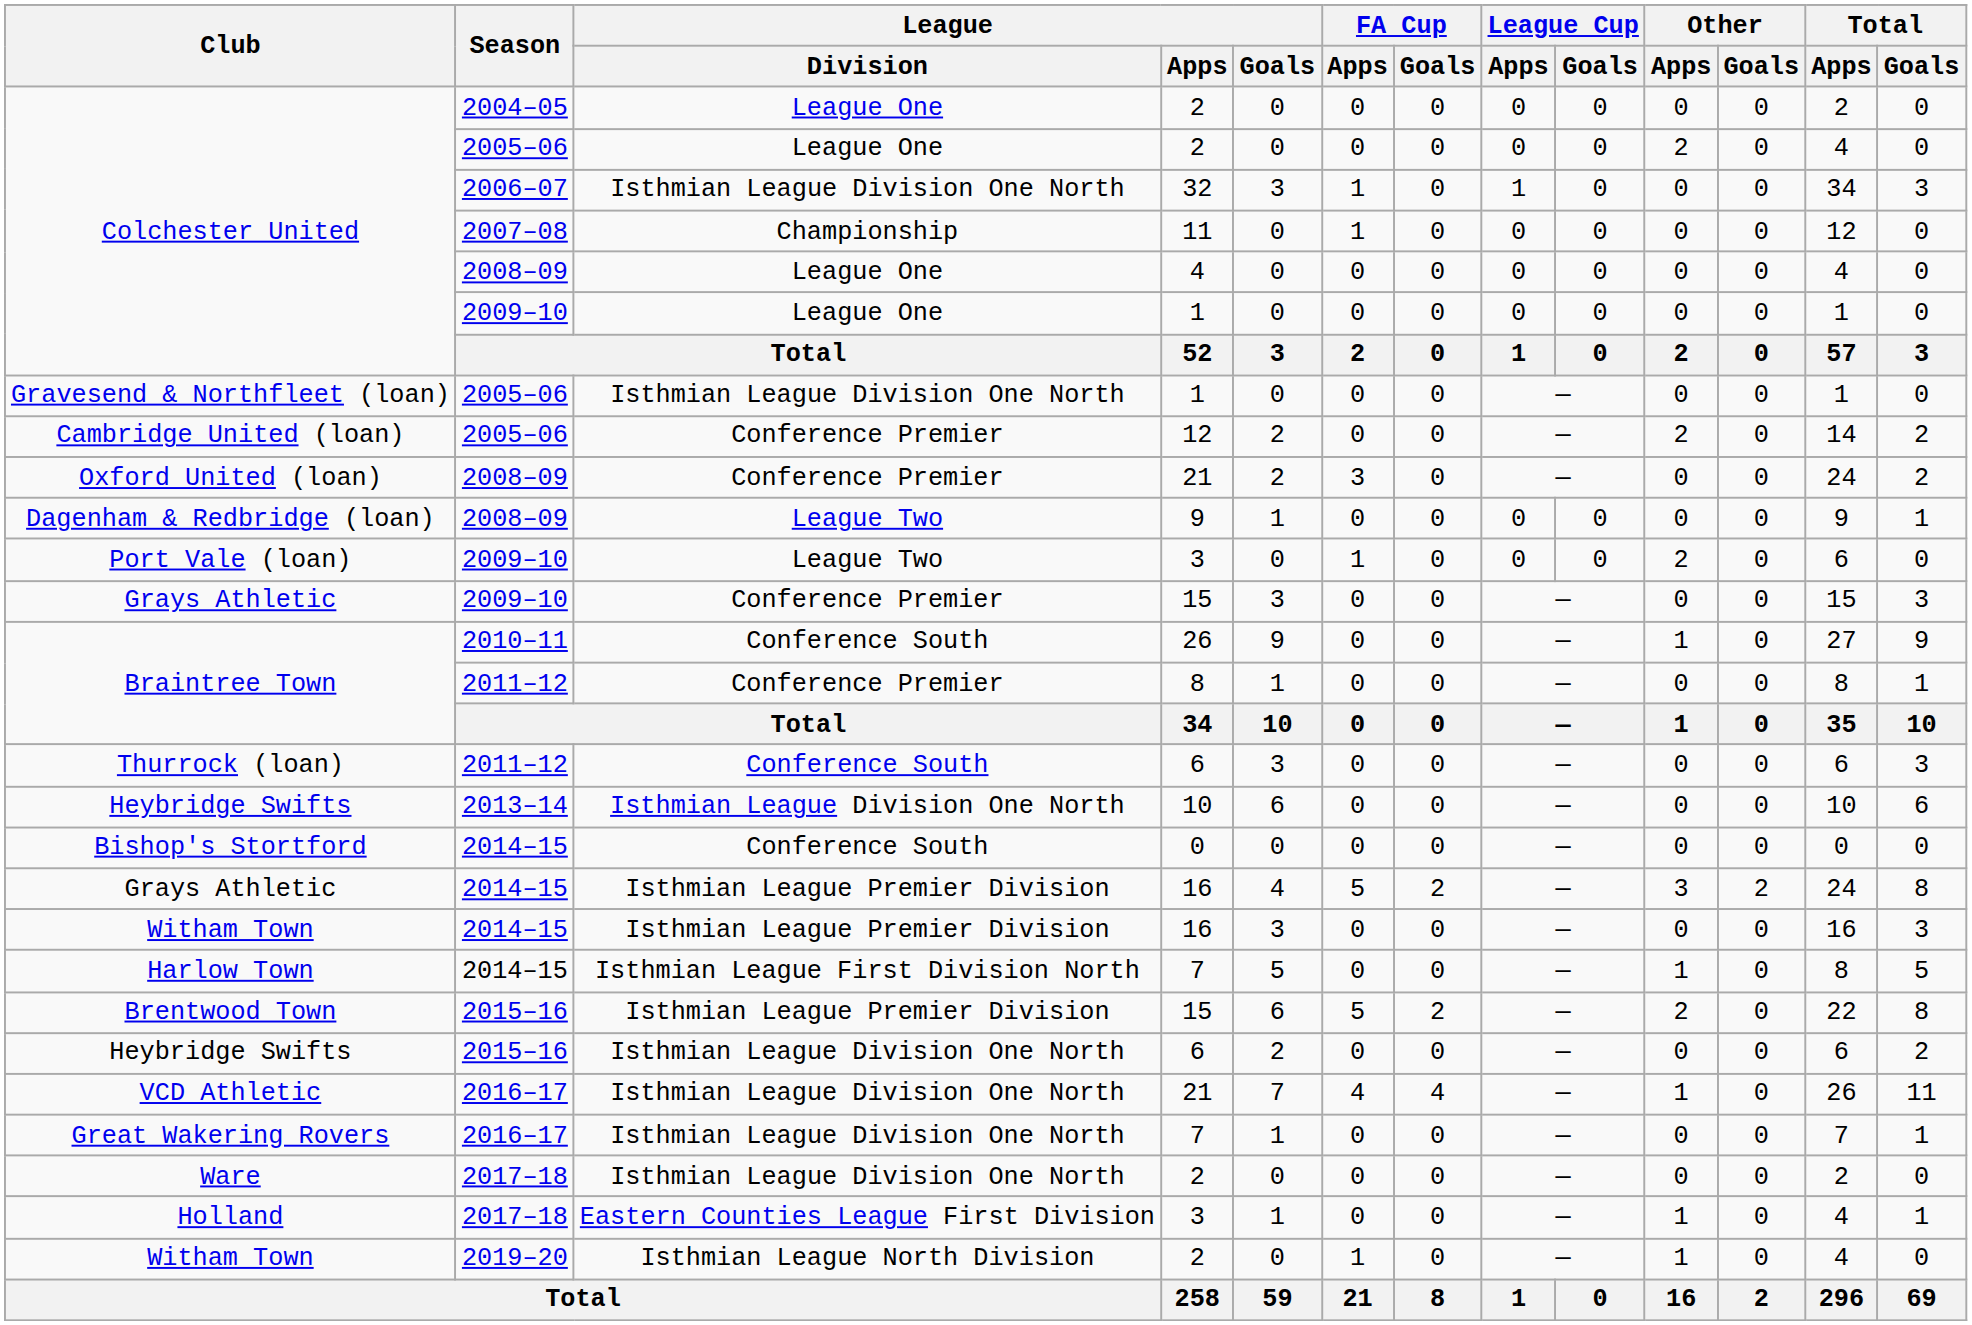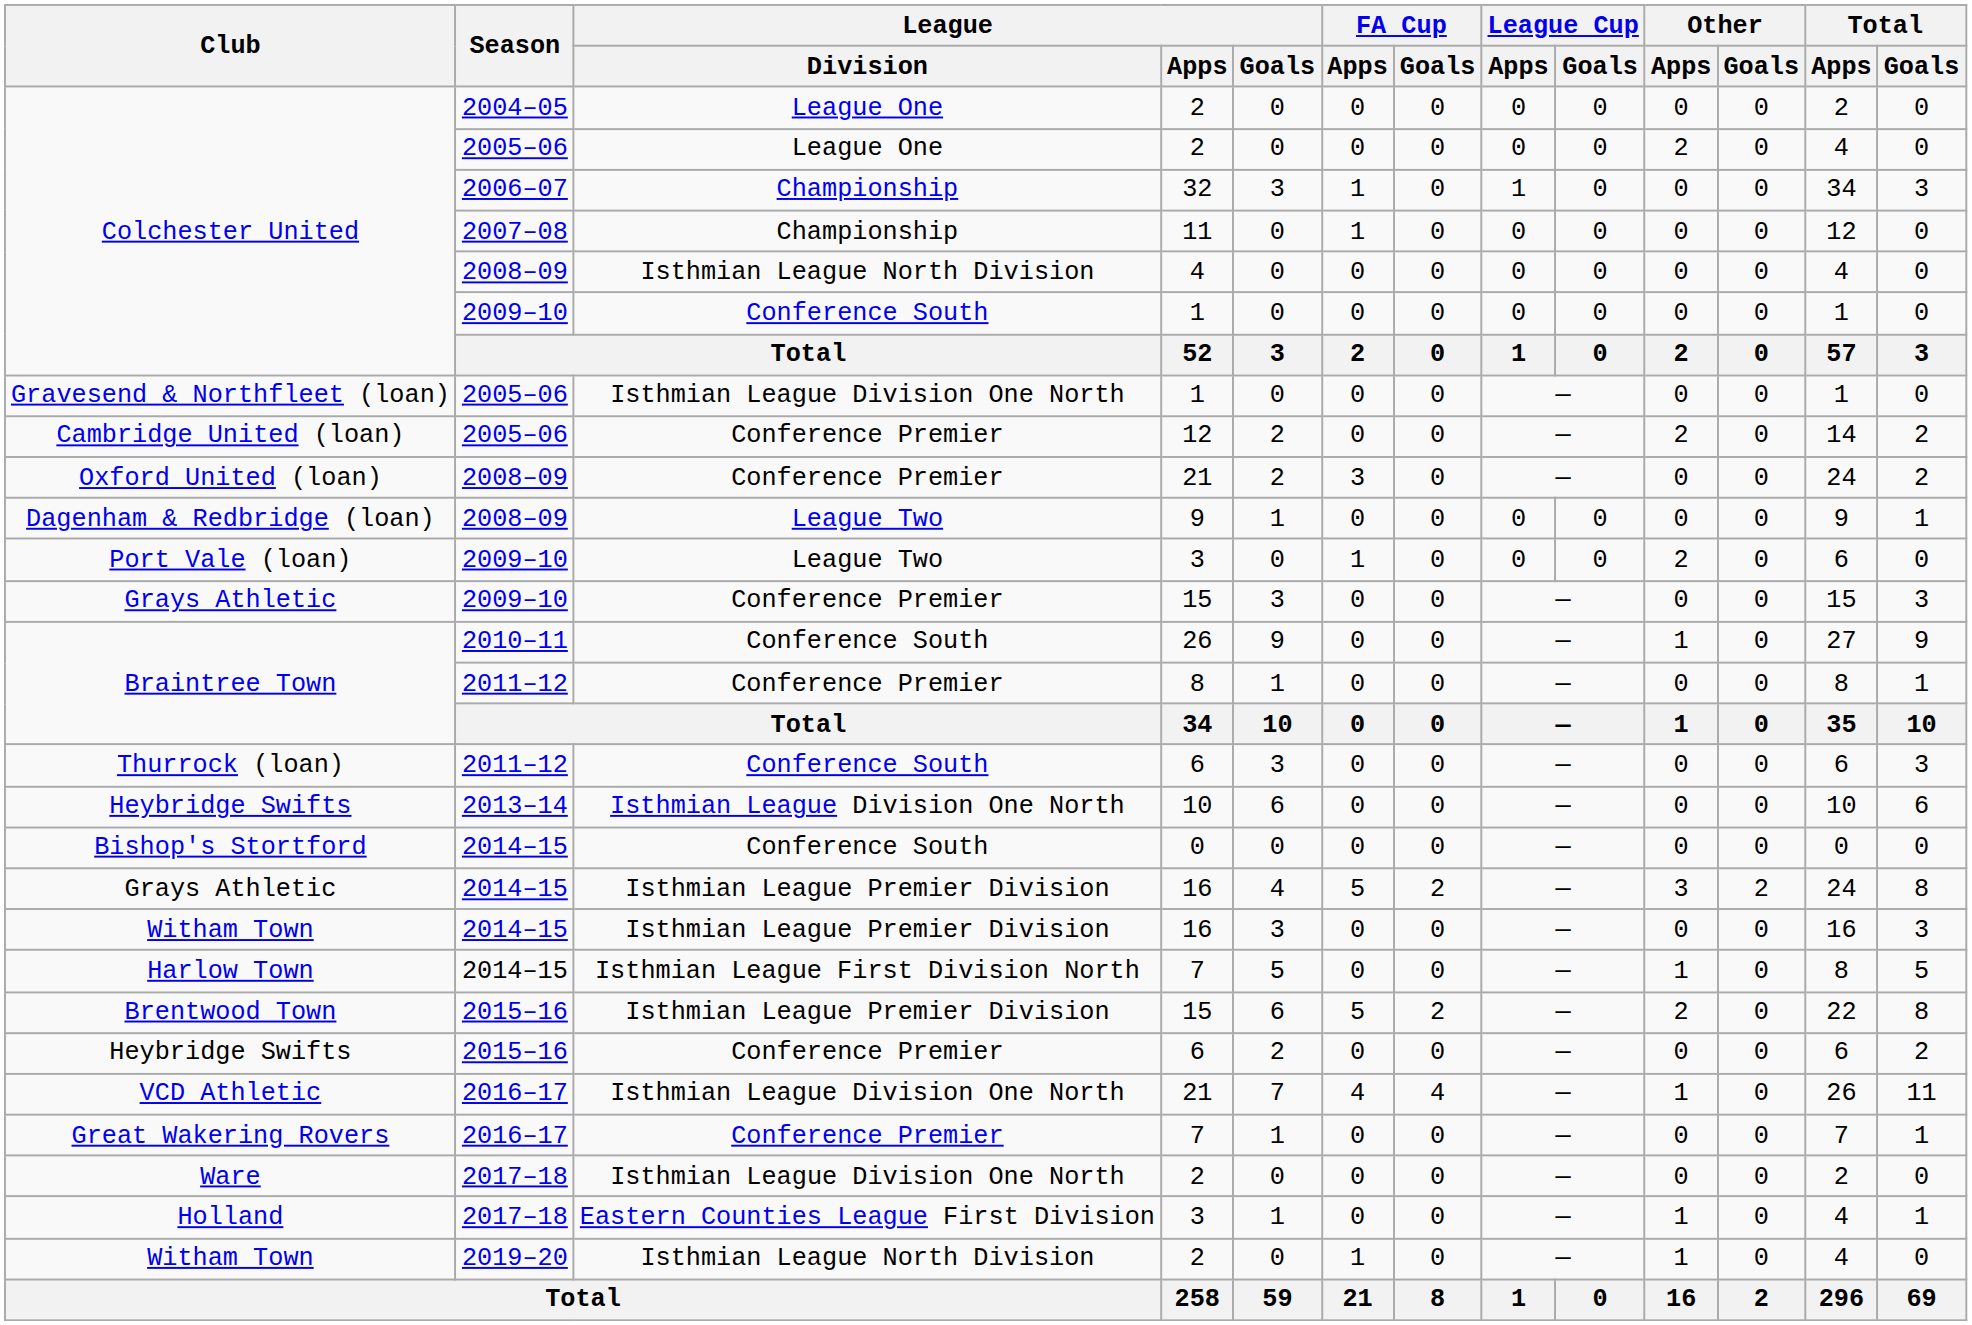(867, 190) Isthmian League Division One North -> (867, 190) Championship
(867, 272) League One -> (867, 272) Isthmian League North Division
(867, 313) League One -> (867, 313) Conference South
(867, 1053) Isthmian League Division One North -> (867, 1053) Conference Premier
(867, 1135) Isthmian League Division One North -> (867, 1135) Conference Premier
